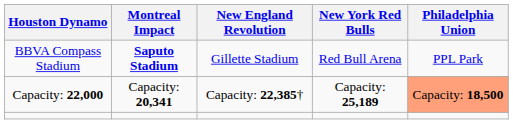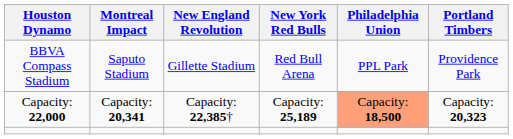+ column: (468, 22)
(154, 58) bold -> (127, 65) normal
